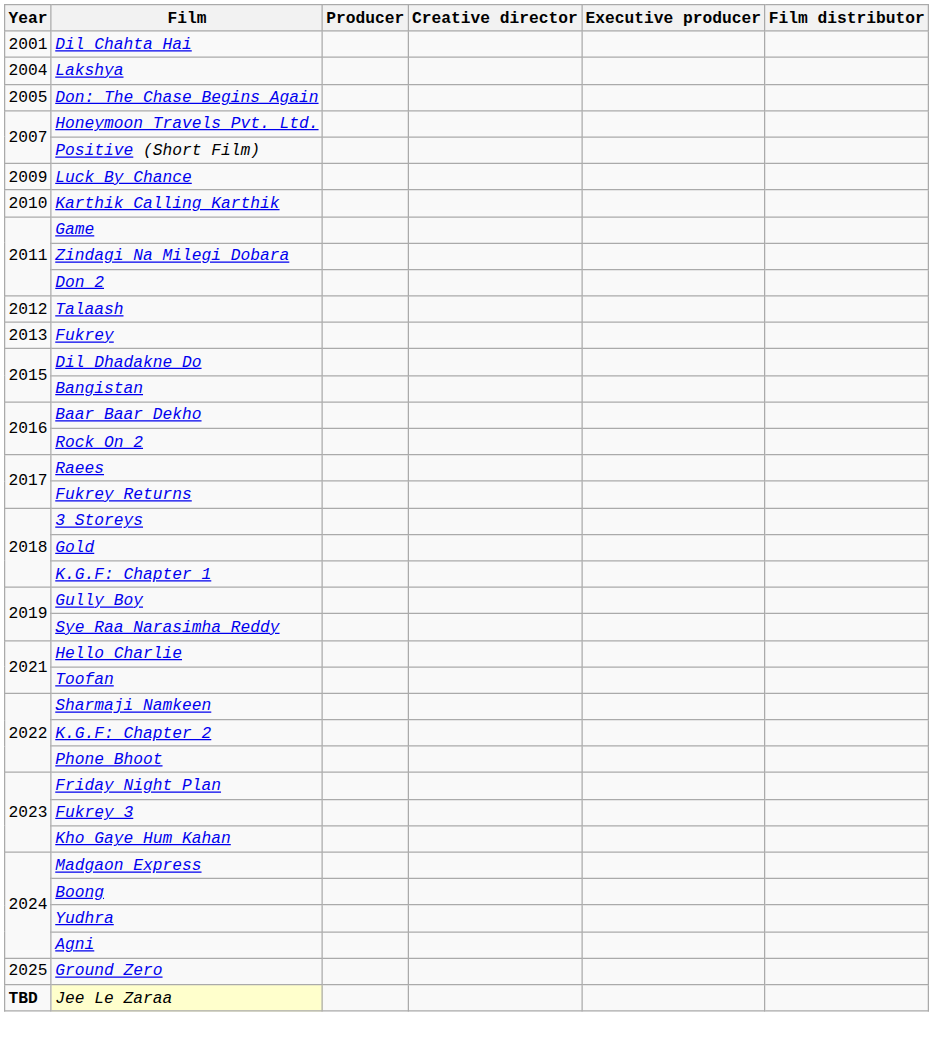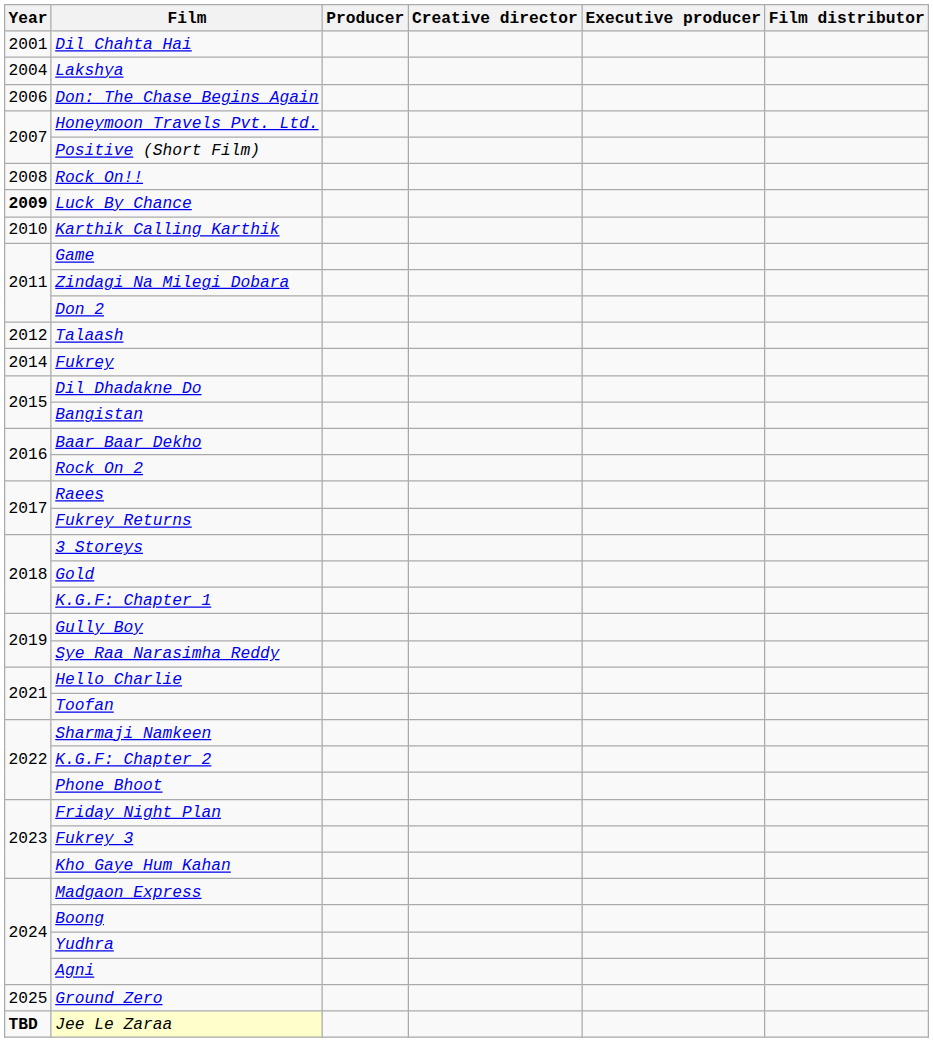(28, 97) 2005 -> (28, 97) 2006
+ row: (99, 177)
(28, 177) normal -> (28, 203) bold
(28, 336) 2013 -> (28, 362) 2014
